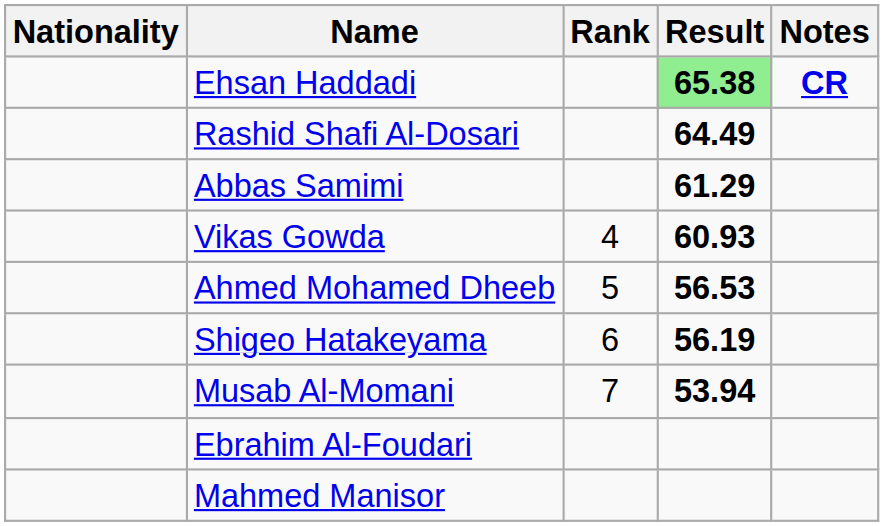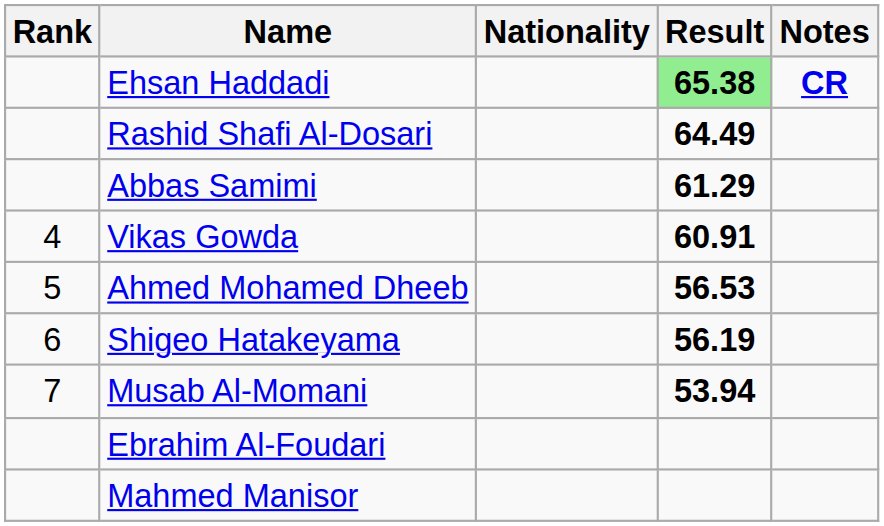columns swapped: (610, 31) <-> (96, 31)
(715, 237) 60.93 -> (715, 237) 60.91
